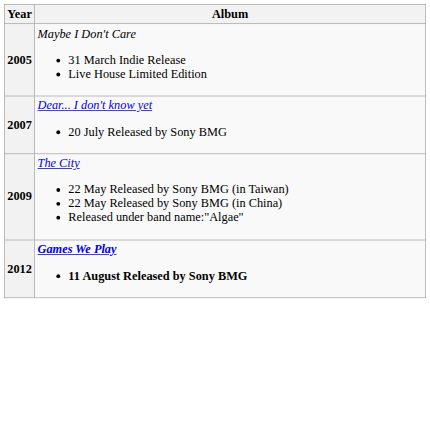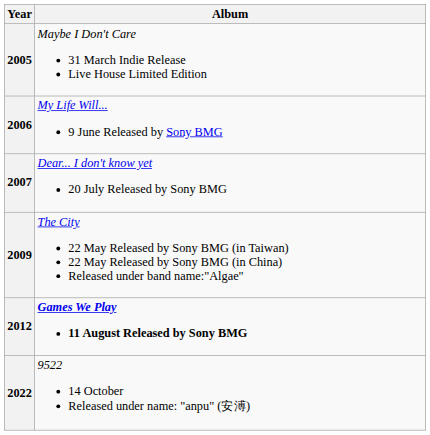+ row: (20, 124)
+ row: (20, 392)
